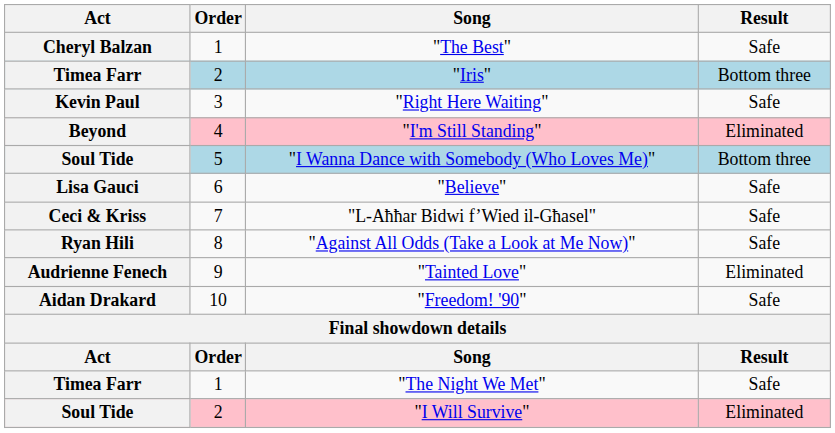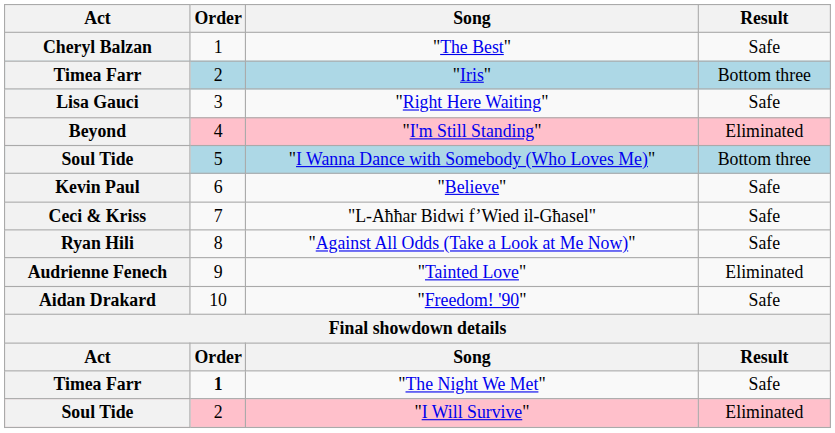(97, 103) Kevin Paul -> (97, 103) Lisa Gauci
(97, 187) Lisa Gauci -> (97, 187) Kevin Paul
(218, 384) normal -> (218, 384) bold
